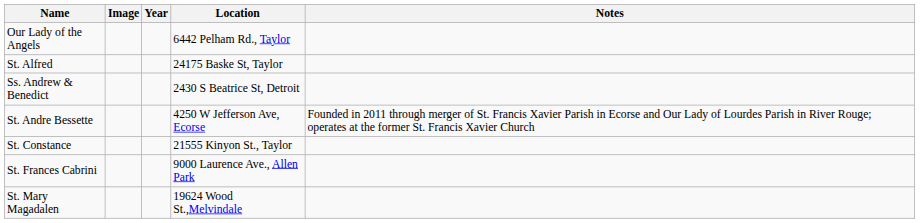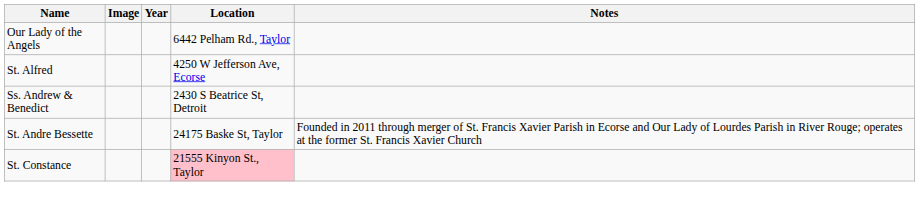(228, 63) 24175 Baske St, Taylor -> (226, 70) 4250 W Jefferson Ave, Ecorse
(226, 120) 4250 W Jefferson Ave, Ecorse -> (228, 133) 24175 Baske St, Taylor
(233, 145) no background -> (216, 165) pink background
- row: (52, 170)
- row: (33, 202)
